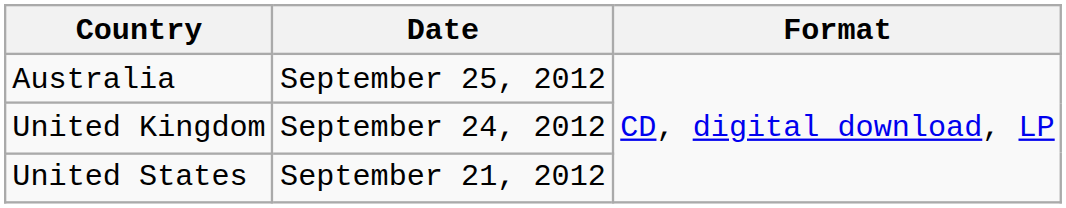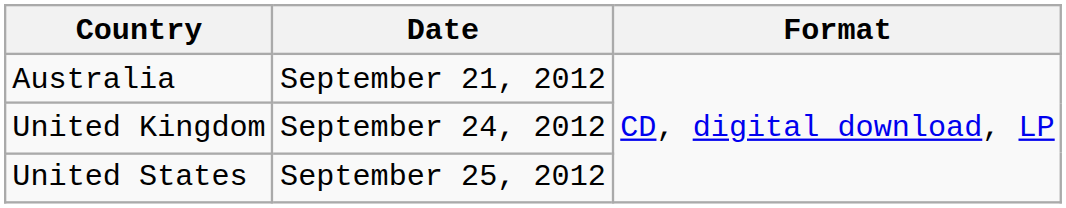(443, 79) September 25, 2012 -> (443, 79) September 21, 2012
(443, 177) September 21, 2012 -> (443, 177) September 25, 2012
